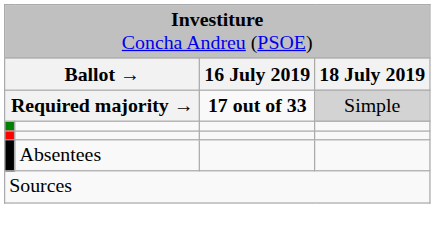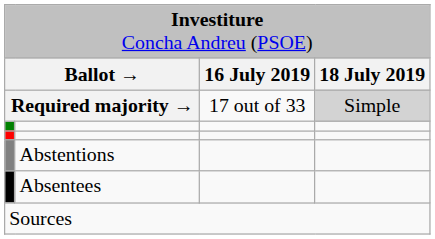(257, 105) bold -> (257, 105) normal
+ row: (10, 155)
